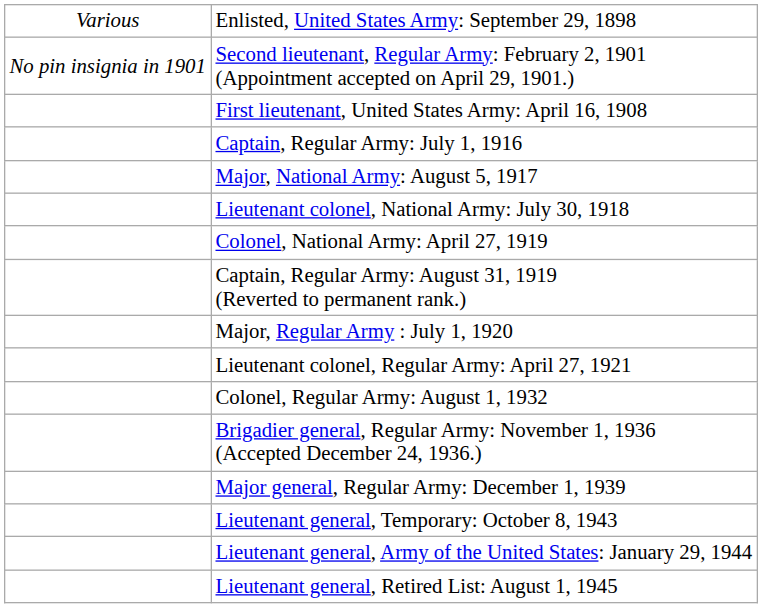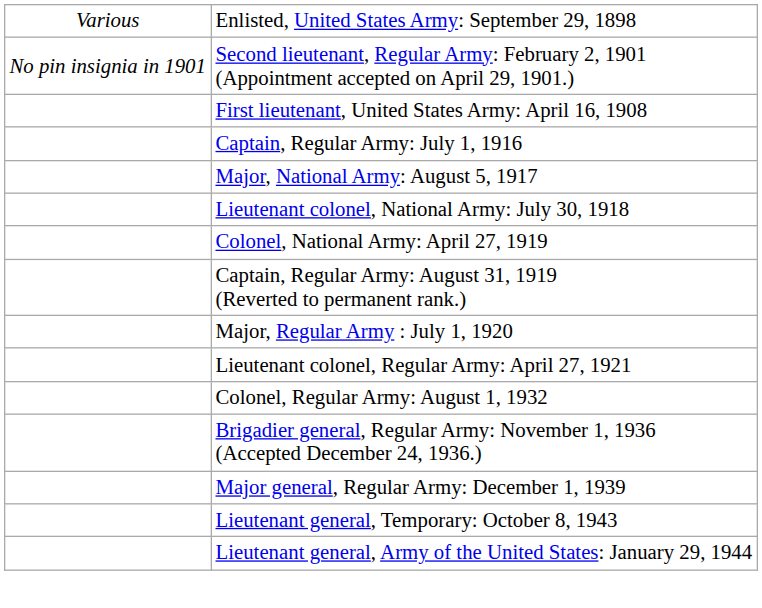- row: (417, 586)
